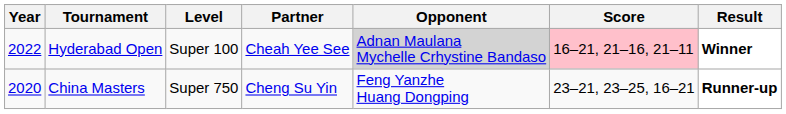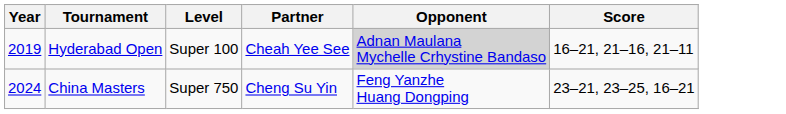- column: (740, 17)
(25, 49) 2022 -> (25, 49) 2019
(623, 49) pink background -> (623, 49) no background
(25, 89) 2020 -> (25, 89) 2024
